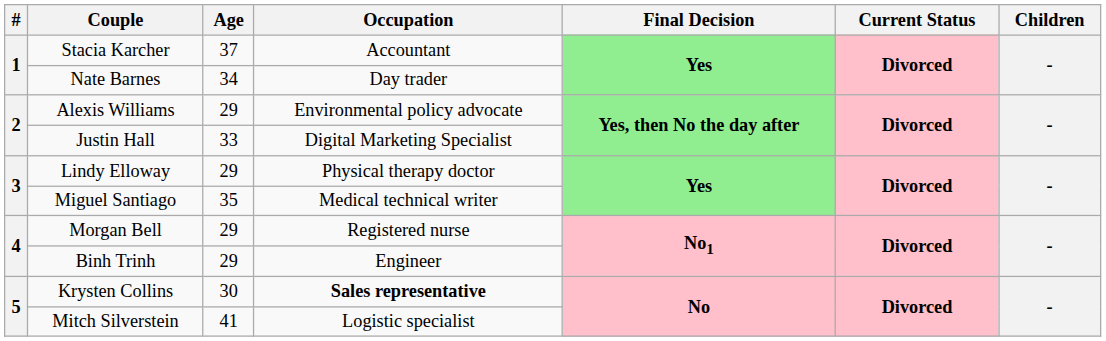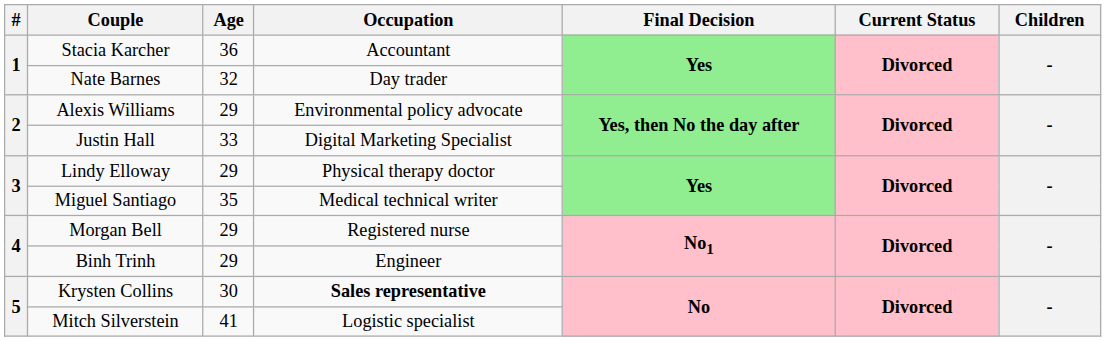(229, 50) 37 -> (229, 50) 36
(229, 80) 34 -> (229, 80) 32
